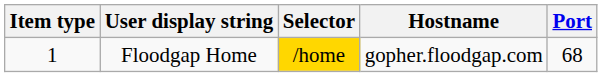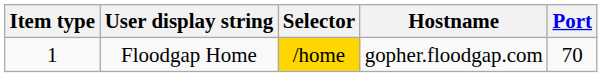(572, 54) 68 -> (572, 54) 70
